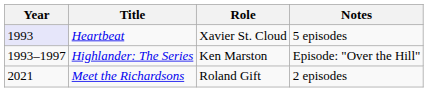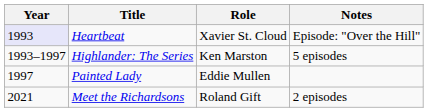(320, 35) 5 episodes -> (357, 35) Episode: "Over the Hill"
(357, 55) Episode: "Over the Hill" -> (320, 55) 5 episodes
+ row: (106, 76)
